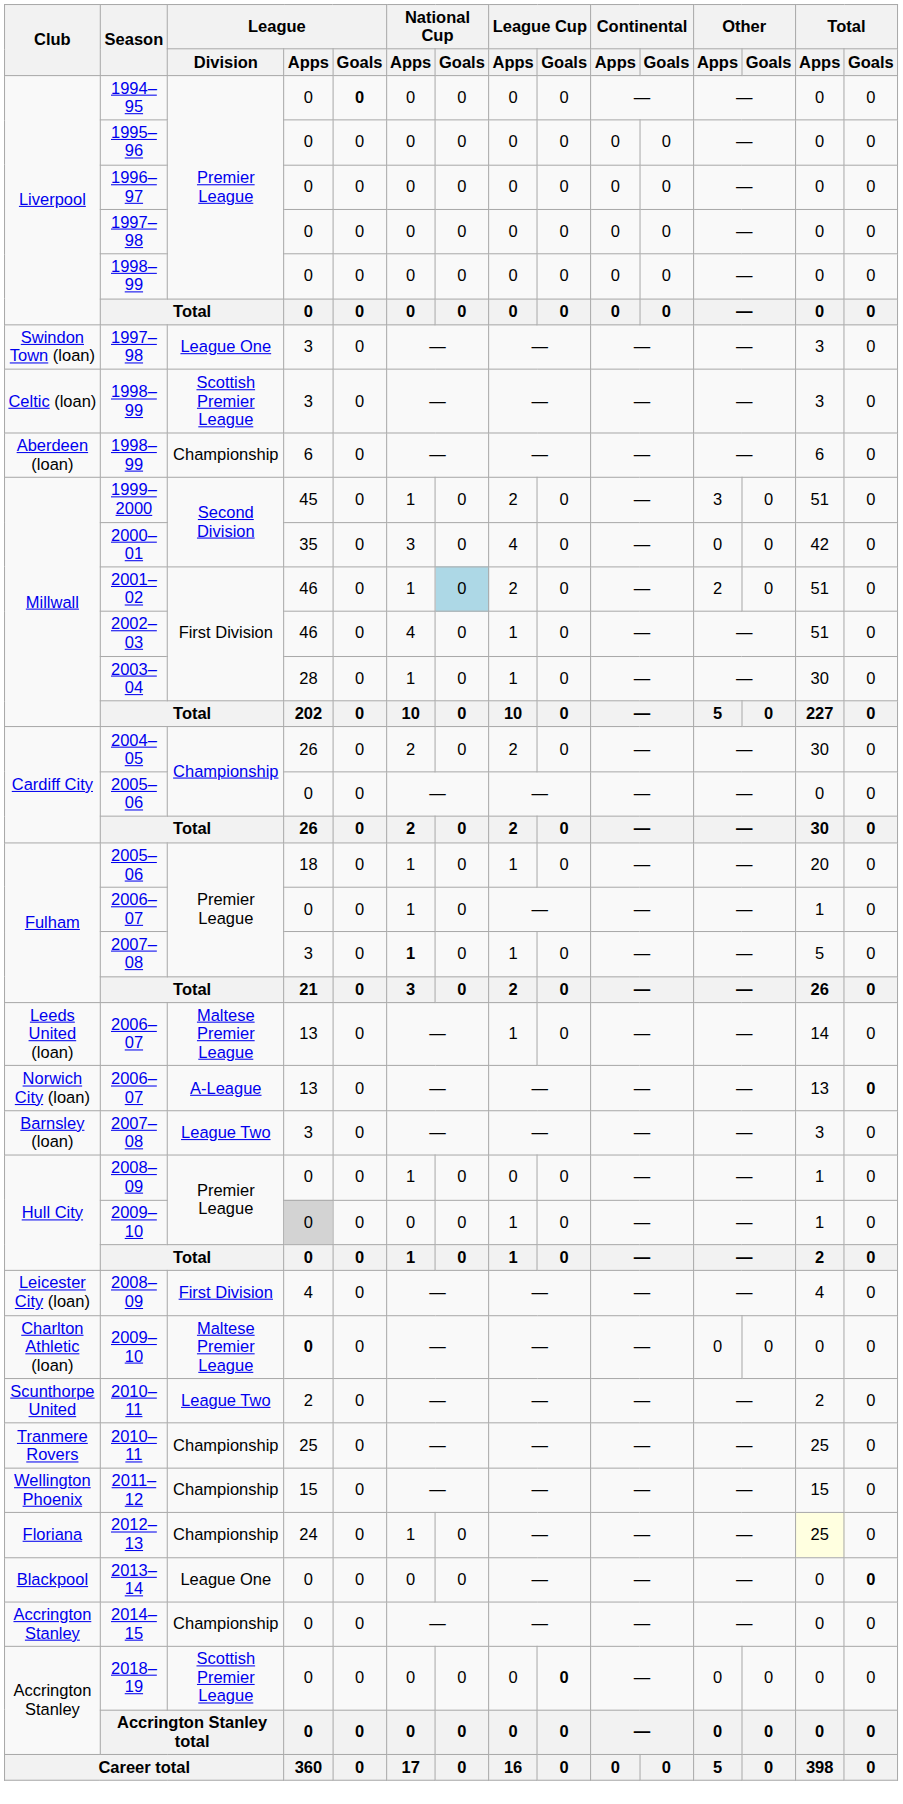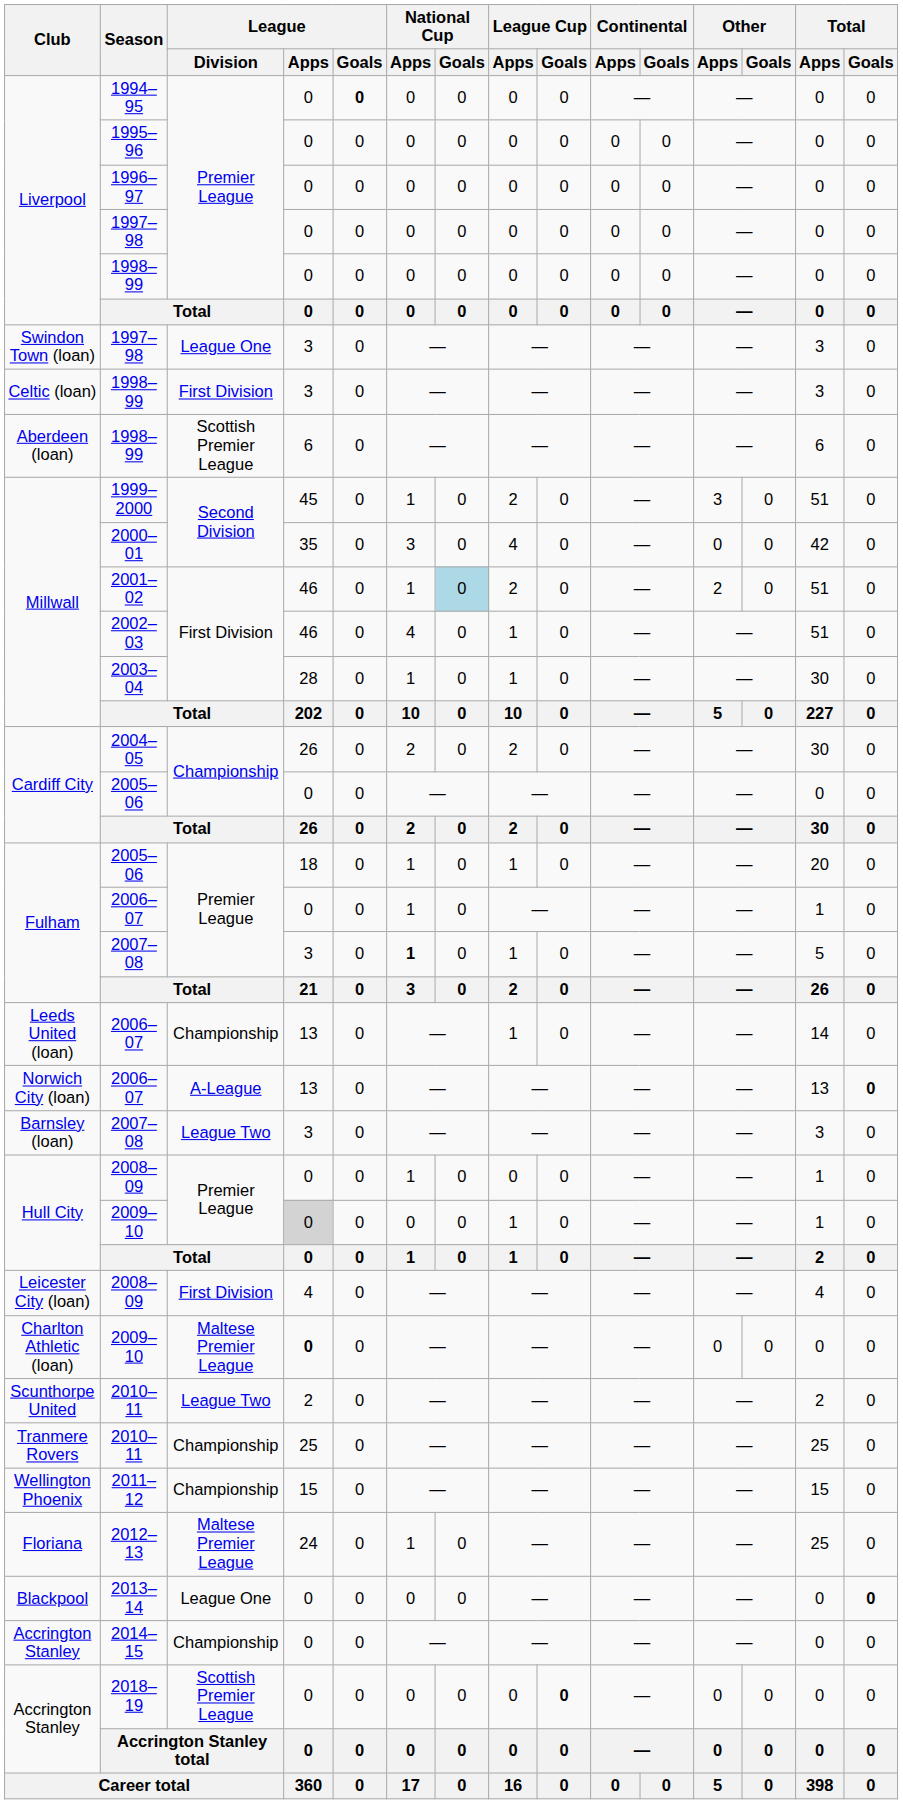(226, 401) Scottish Premier League -> (226, 391) First Division
(226, 455) Championship -> (226, 445) Scottish Premier League
(226, 1034) Maltese Premier League -> (226, 1034) Championship
(226, 1534) Championship -> (226, 1544) Maltese Premier League
(820, 1534) lightyellow background -> (820, 1544) no background
